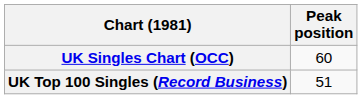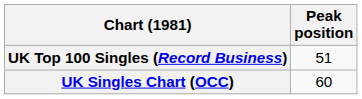rows swapped: (148, 57) <-> (148, 81)
